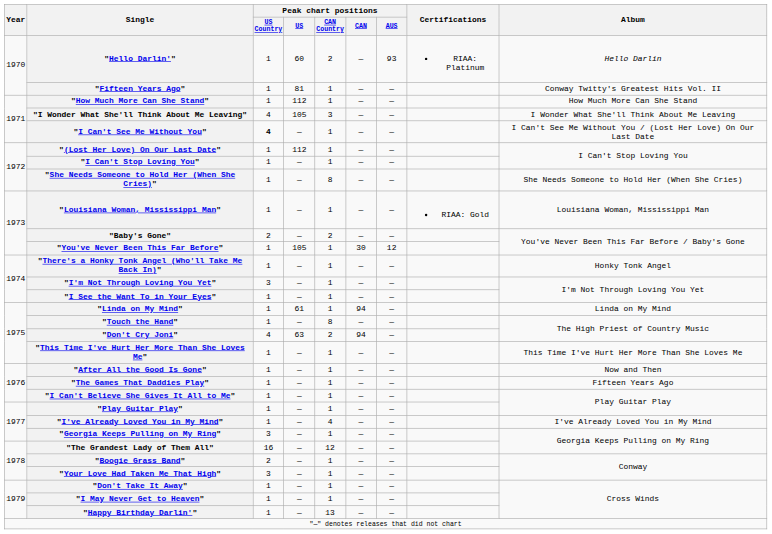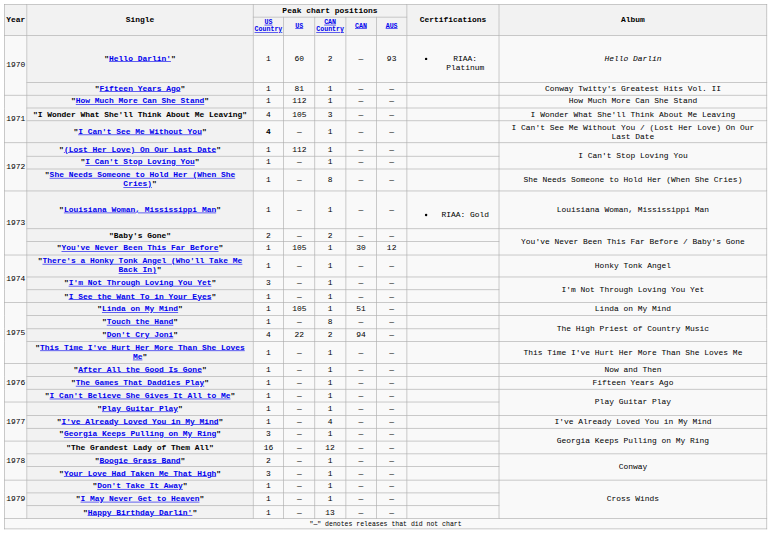(299, 309) 61 -> (299, 309) 105
(361, 309) 94 -> (361, 309) 51
(299, 335) 63 -> (299, 335) 22
